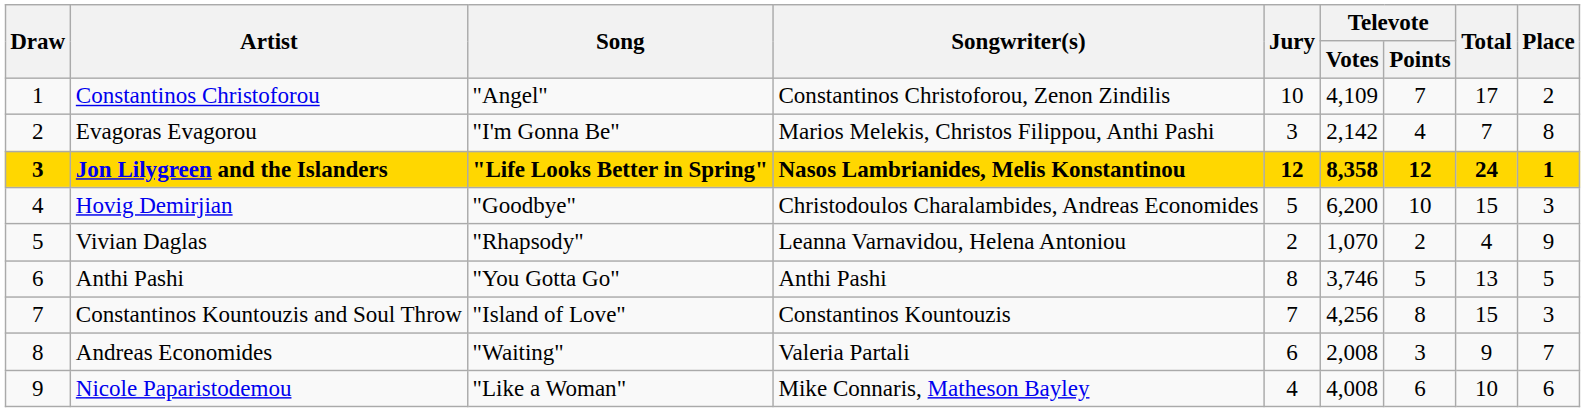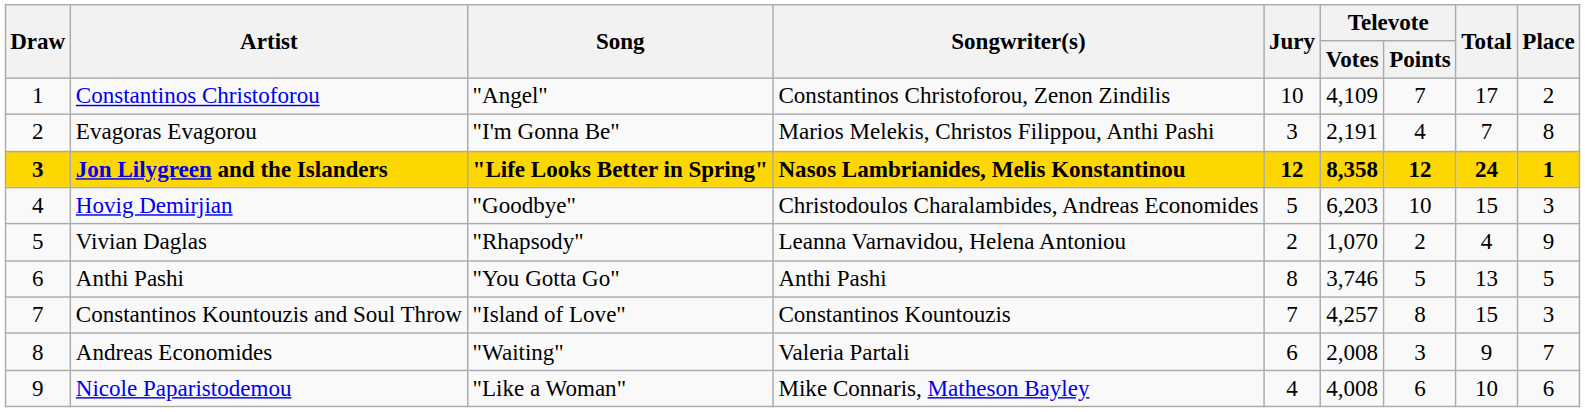(1352, 132) 2,142 -> (1352, 132) 2,191
(1352, 205) 6,200 -> (1352, 205) 6,203
(1352, 315) 4,256 -> (1352, 315) 4,257
